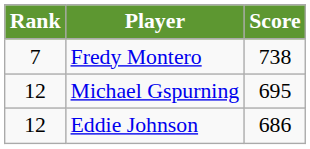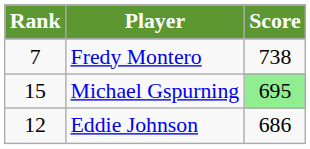(35, 90) 12 -> (35, 90) 15
(275, 90) no background -> (275, 90) lightgreen background
